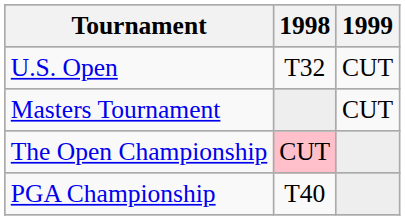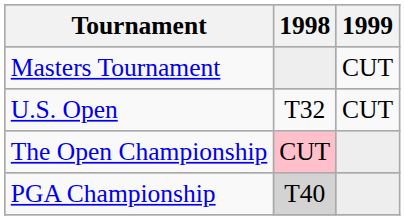rows swapped: (116, 109) <-> (64, 67)
(305, 194) no background -> (305, 194) lightgrey background
